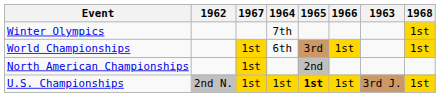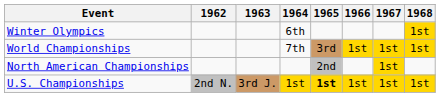columns swapped: (382, 13) <-> (251, 13)
(282, 31) 7th -> (295, 31) 6th
(282, 48) 6th -> (295, 48) 7th
